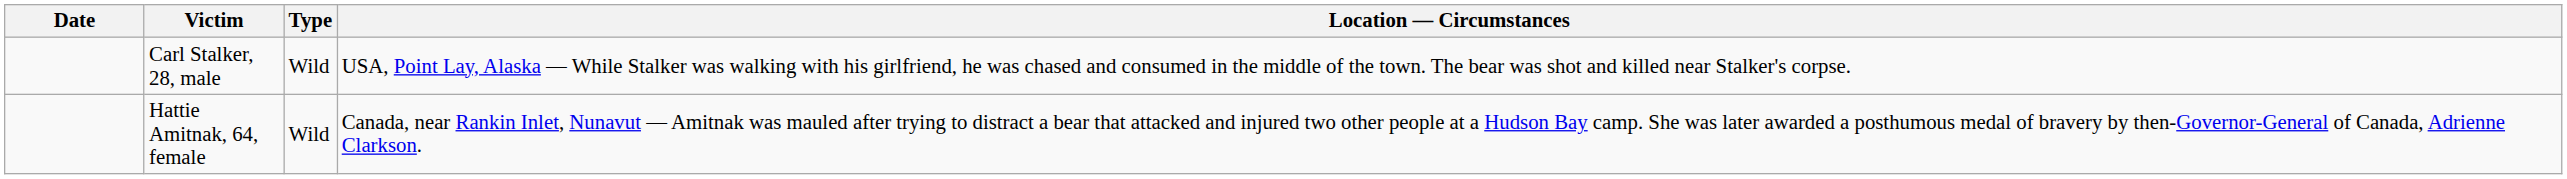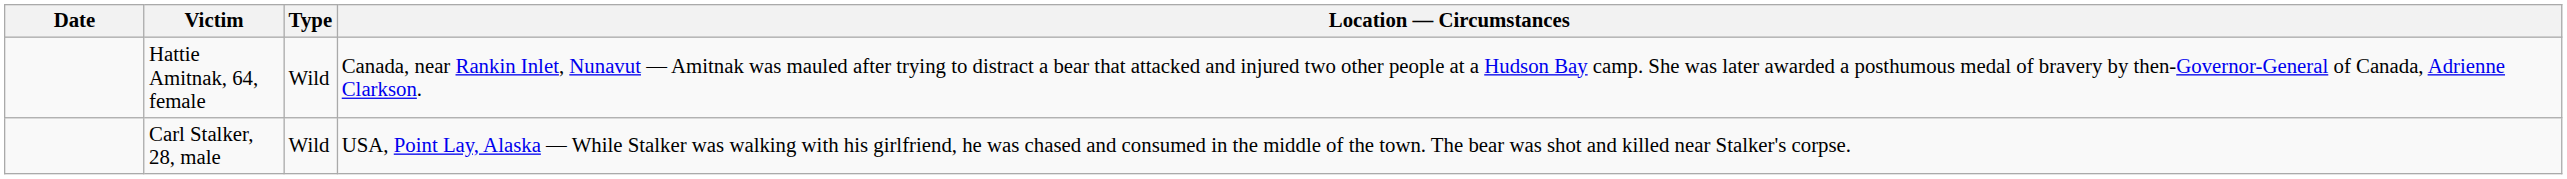rows swapped: (204, 133) <-> (201, 65)
